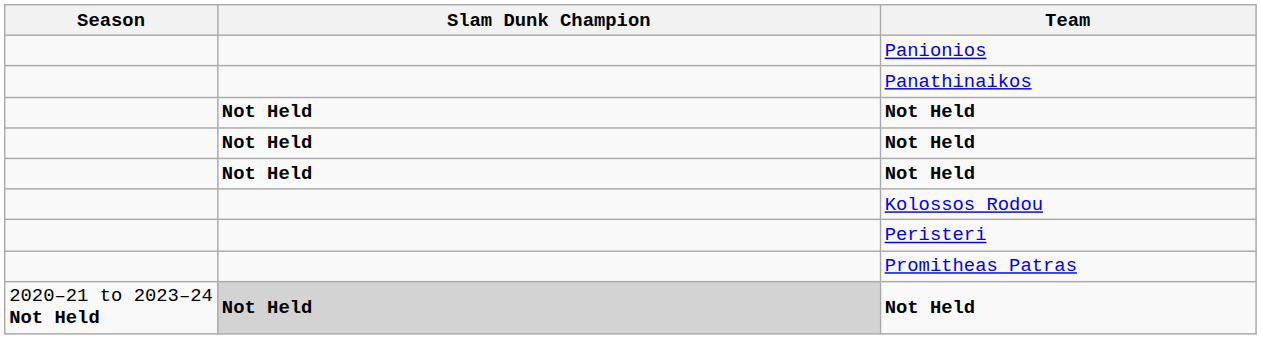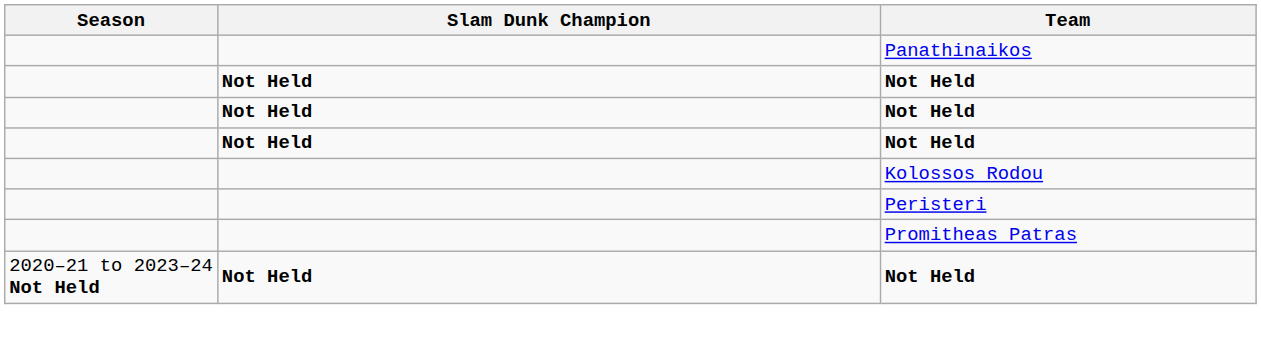- row: (111, 51)
(549, 307) lightgrey background -> (549, 277) no background
